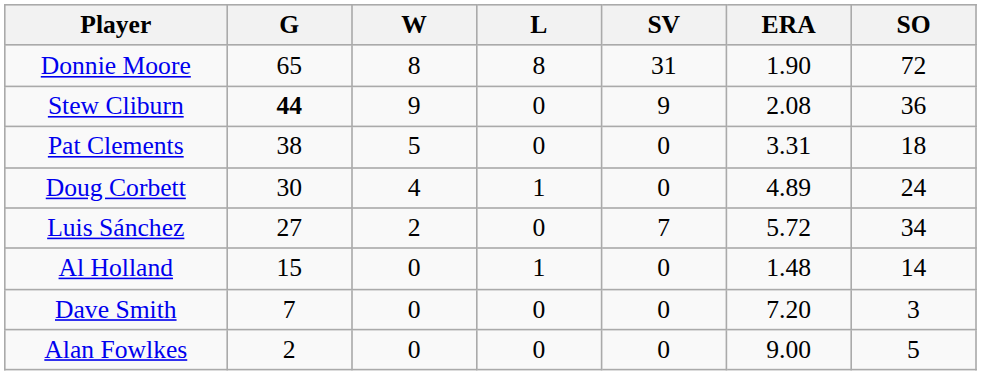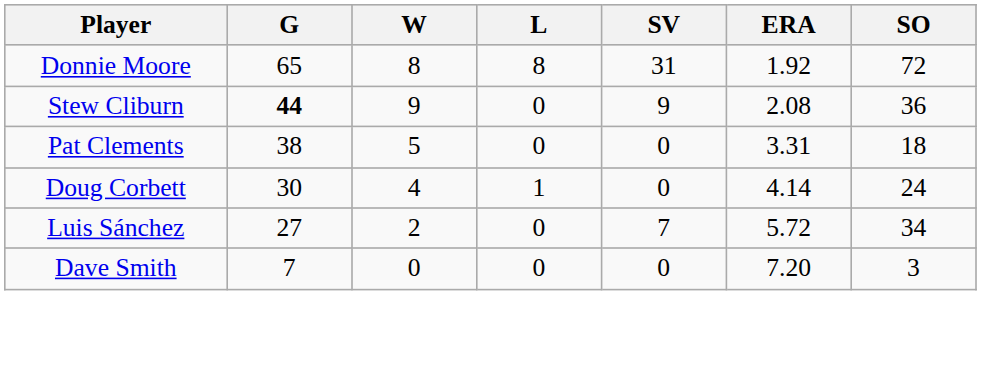(789, 65) 1.90 -> (789, 65) 1.92
(789, 187) 4.89 -> (789, 187) 4.14
- row: (116, 268)
- row: (116, 349)
